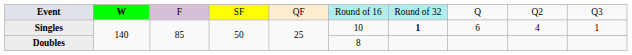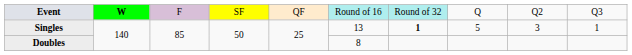(358, 28) 10 -> (358, 28) 13
(478, 28) 6 -> (478, 28) 5
(537, 28) 4 -> (537, 28) 3
